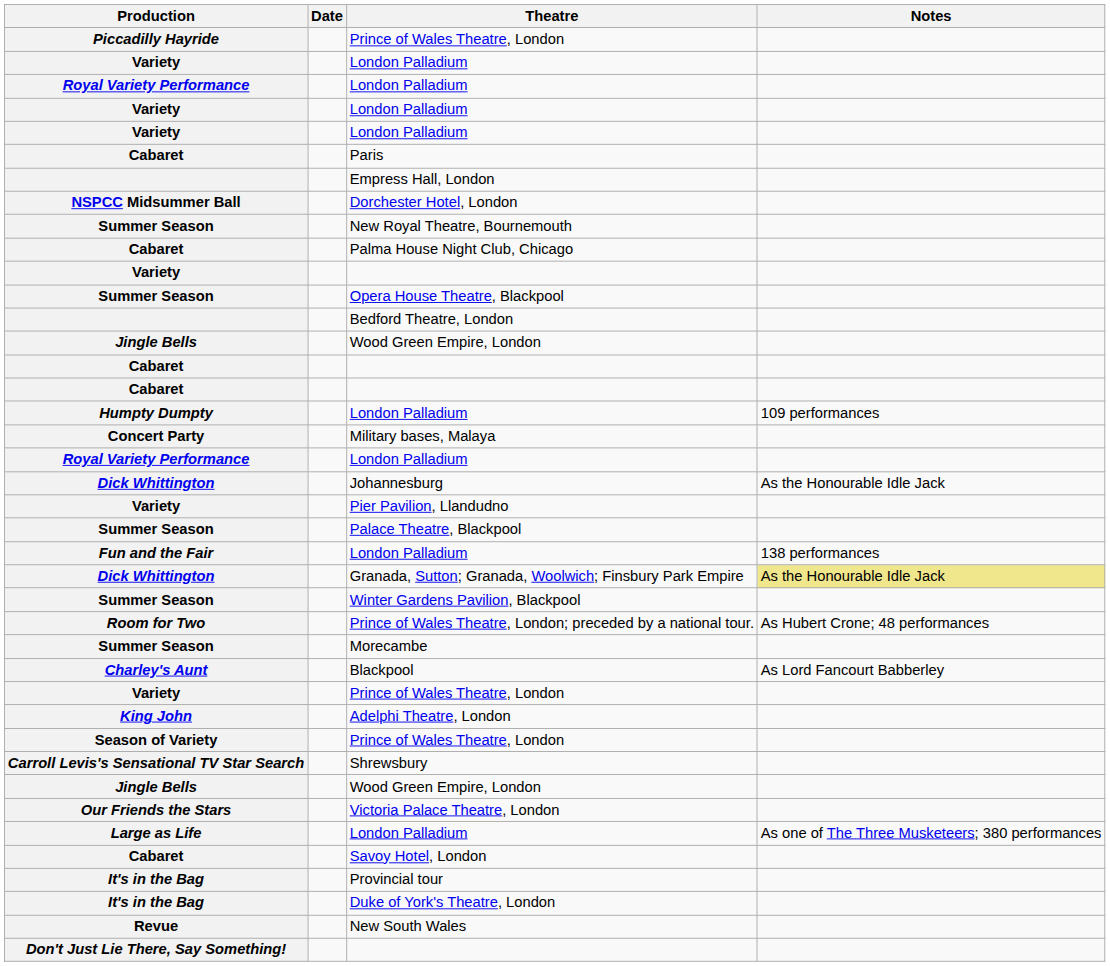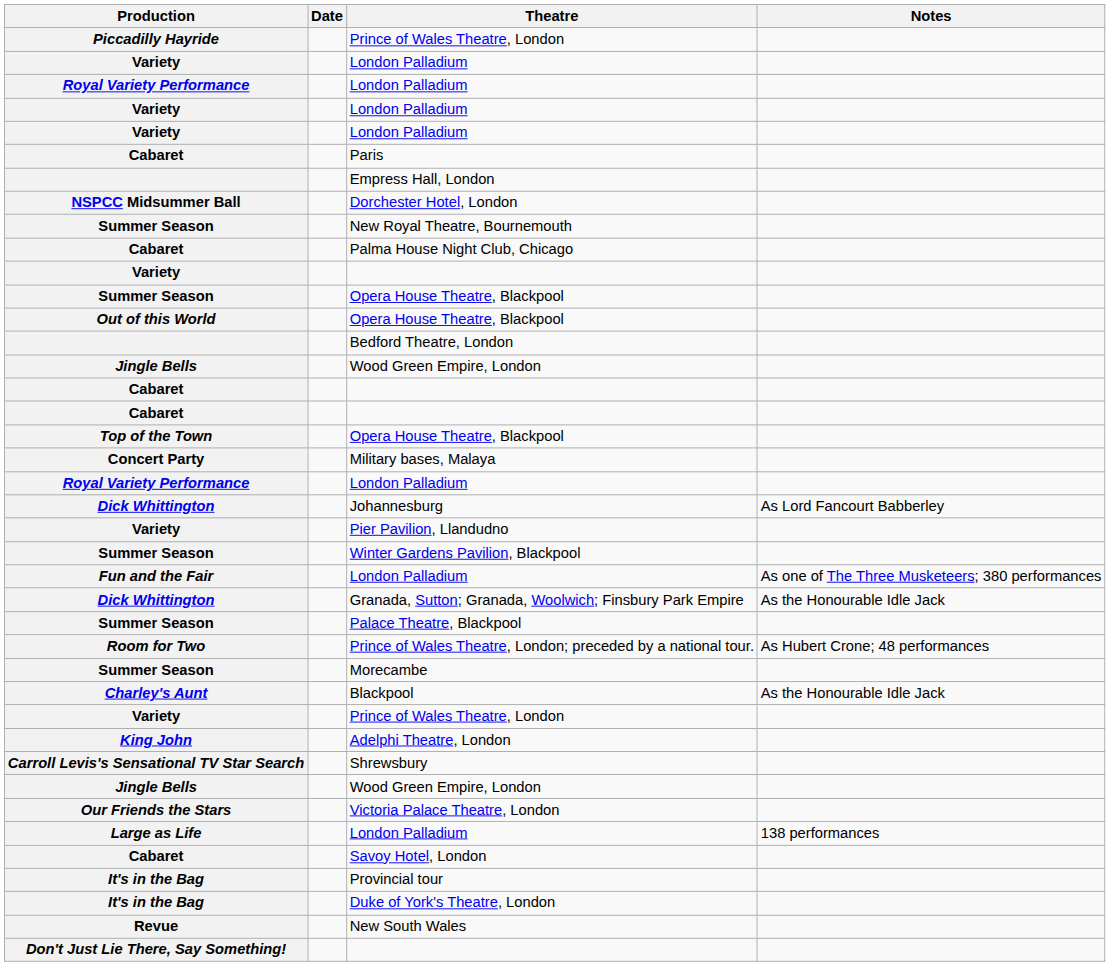+ row: (156, 319)
- row: (156, 413)
+ row: (156, 436)
(853, 483) As the Honourable Idle Jack -> (852, 506) As Lord Fancourt Babberley
rows swapped: (156, 529) <-> (156, 599)
(820, 553) 138 performances -> (931, 576) As one of The Three Musketeers; 380 performances
(853, 576) khaki background -> (853, 599) no background
(852, 669) As Lord Fancourt Babberley -> (853, 693) As the Honourable Idle Jack
- row: (156, 739)
(931, 833) As one of The Three Musketeers; 380 performances -> (820, 833) 138 performances
